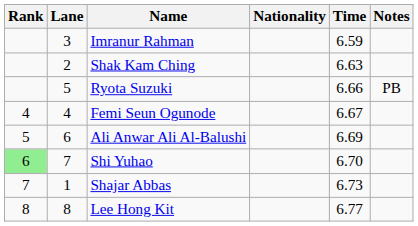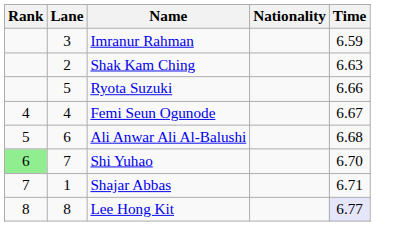- column: (392, 16)
(350, 137) 6.69 -> (350, 137) 6.68
(350, 185) 6.73 -> (350, 185) 6.71
(350, 209) no background -> (350, 209) lavender background
